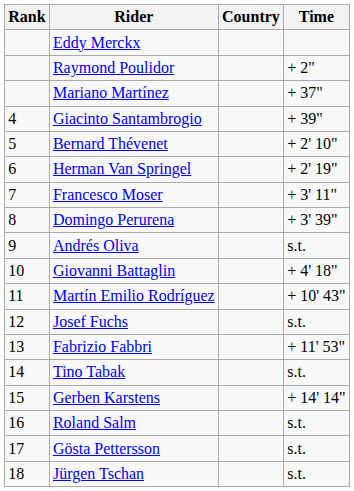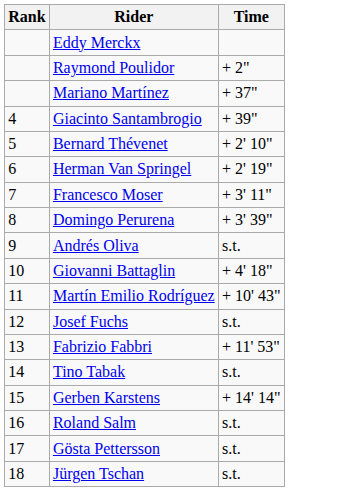- column: (251, 17)
